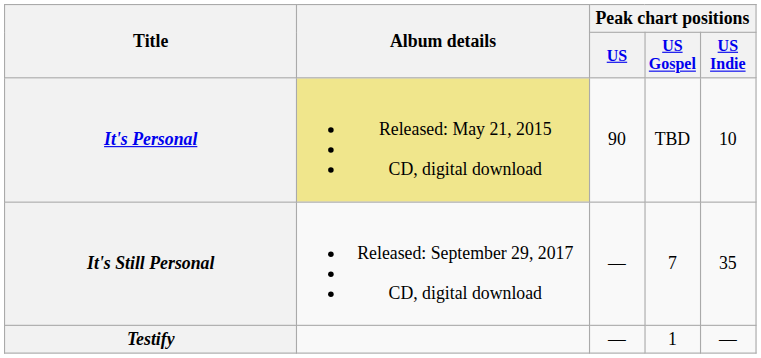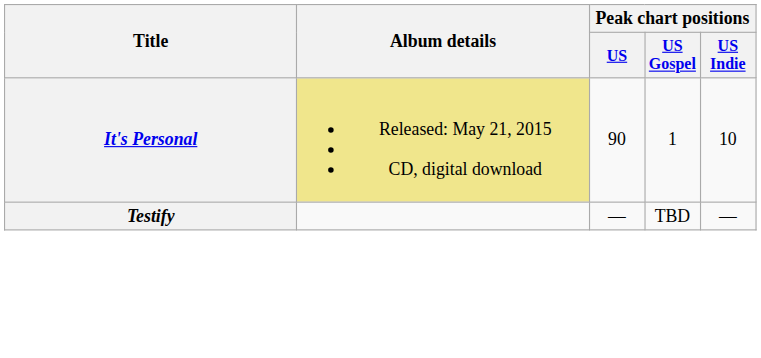(672, 139) TBD -> (672, 139) 1
- row: (151, 263)
(672, 339) 1 -> (672, 215) TBD
